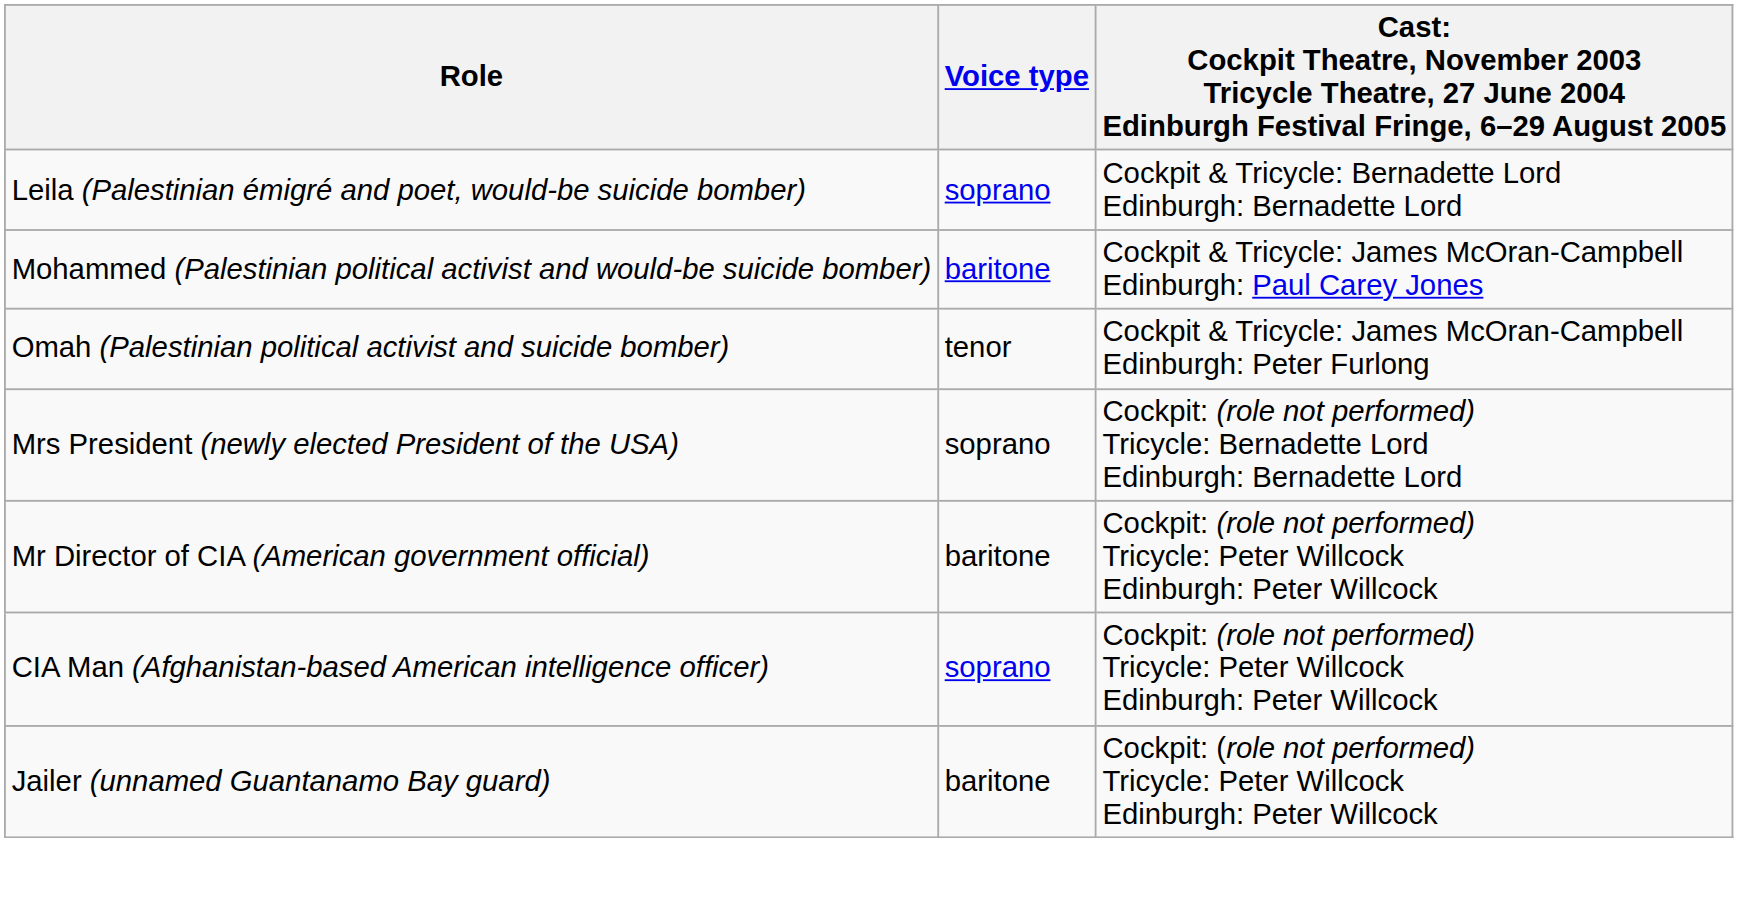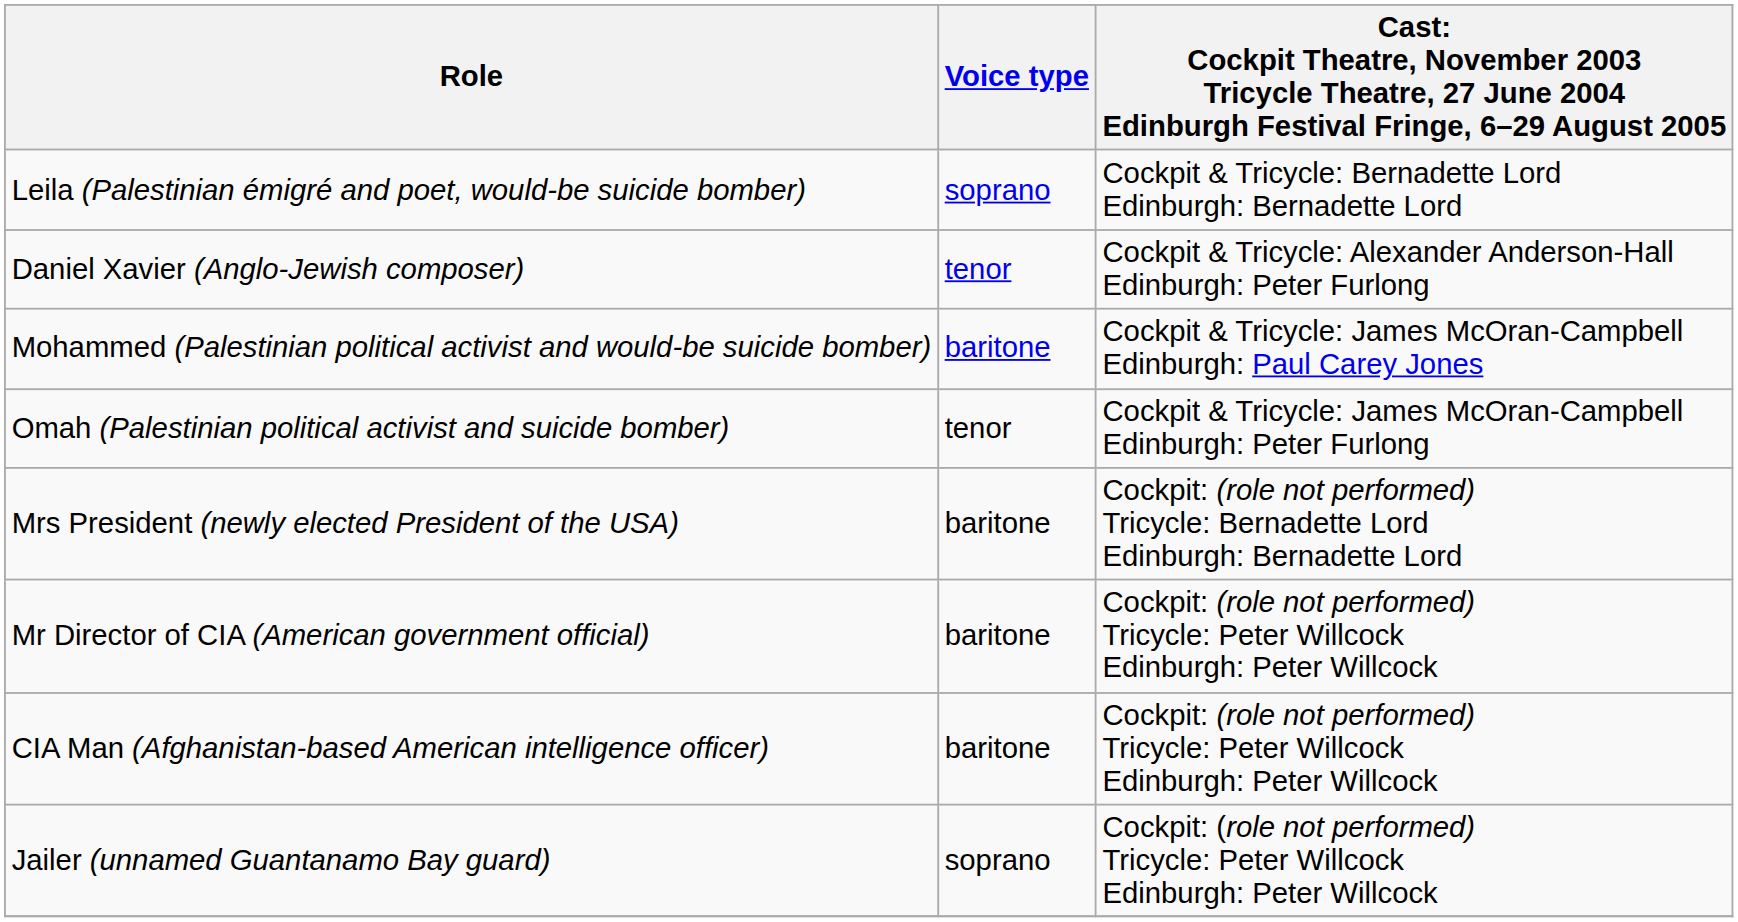+ row: (268, 268)
(998, 444) soprano -> (998, 523) baritone
(998, 668) soprano -> (998, 748) baritone
(998, 780) baritone -> (998, 860) soprano
